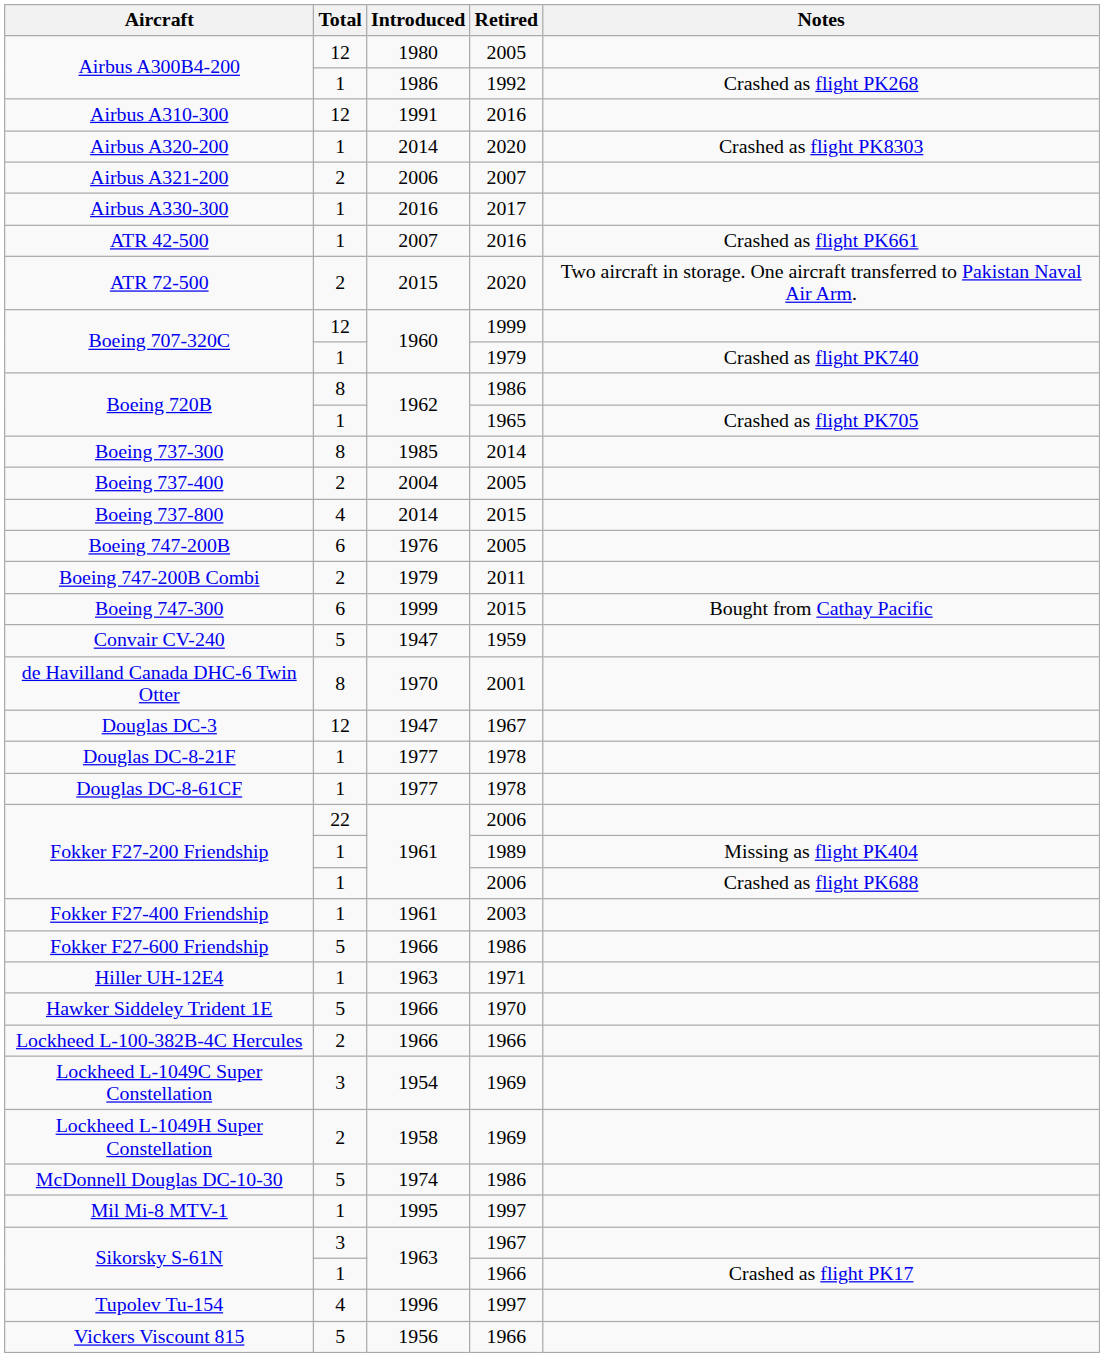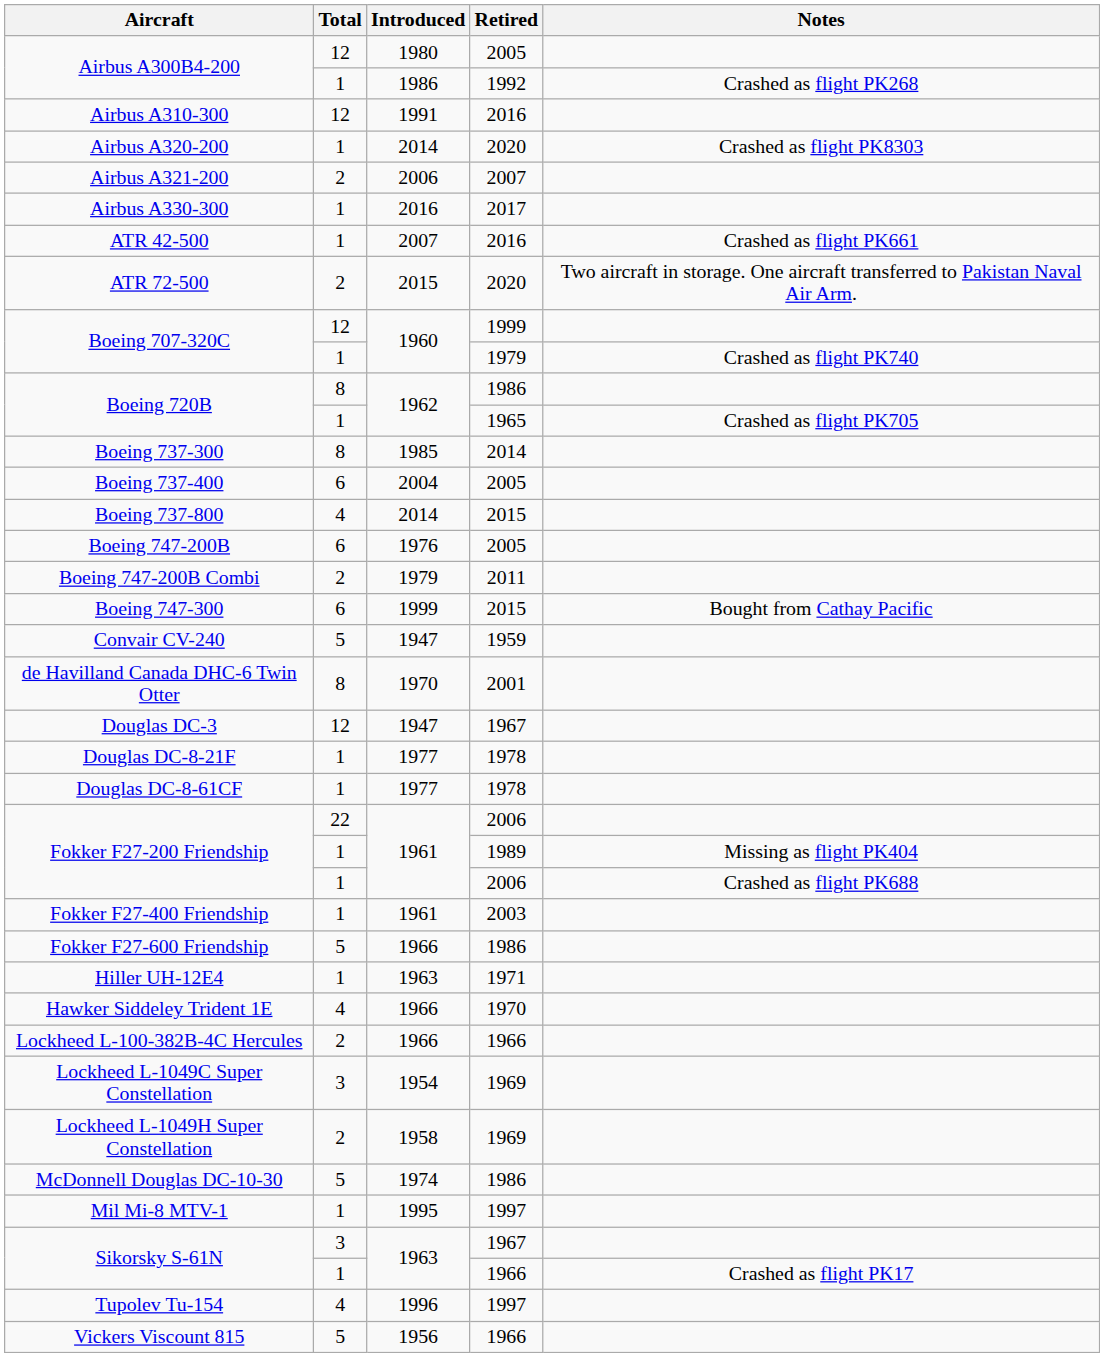(340, 483) 2 -> (340, 483) 6
(340, 1008) 5 -> (340, 1008) 4
